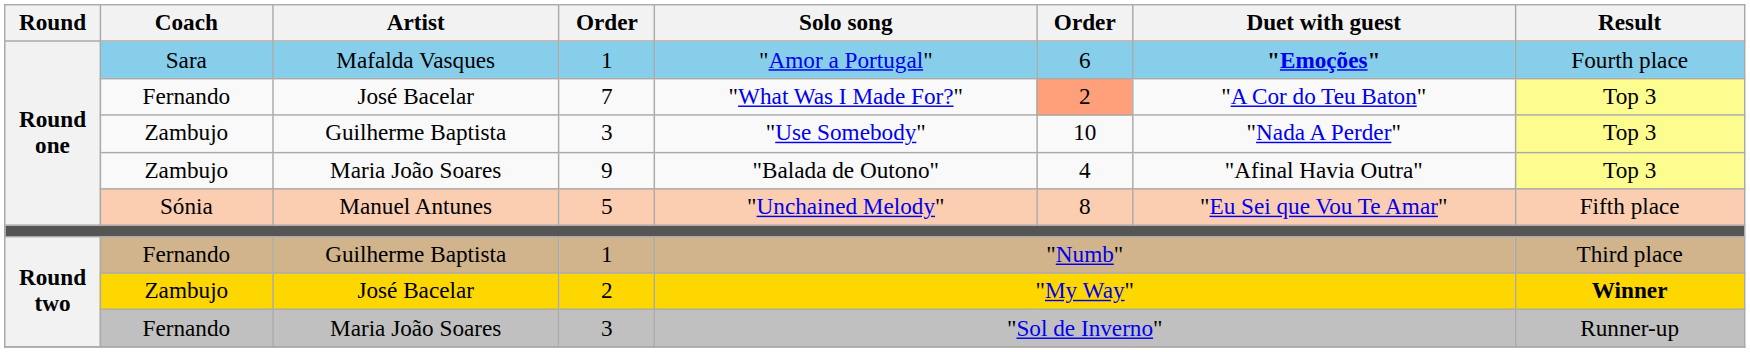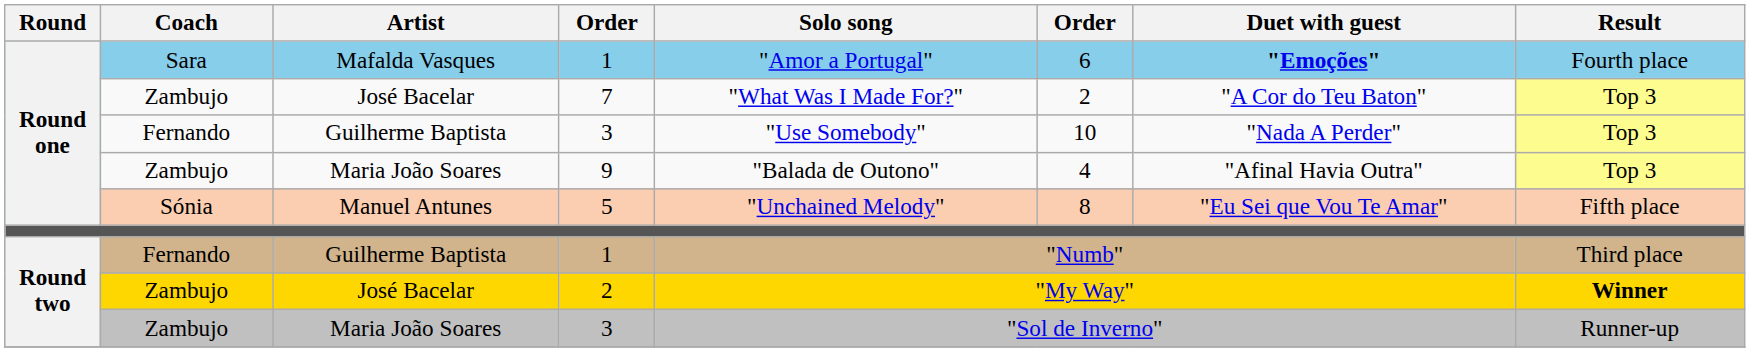(186, 96) Fernando -> (186, 96) Zambujo
(1085, 96) lightsalmon background -> (1085, 96) no background
(186, 133) Zambujo -> (186, 133) Fernando
(186, 327) Fernando -> (186, 327) Zambujo
